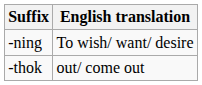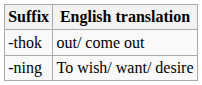rows swapped: (25, 67) <-> (25, 42)
